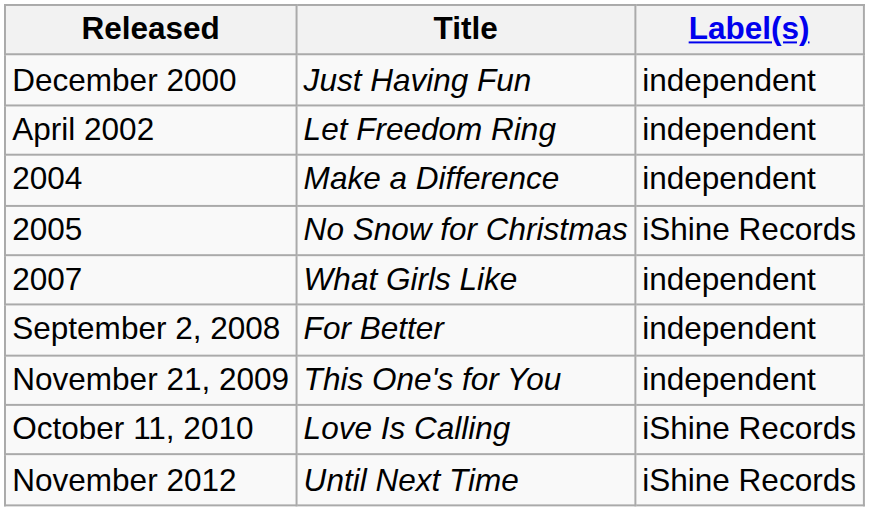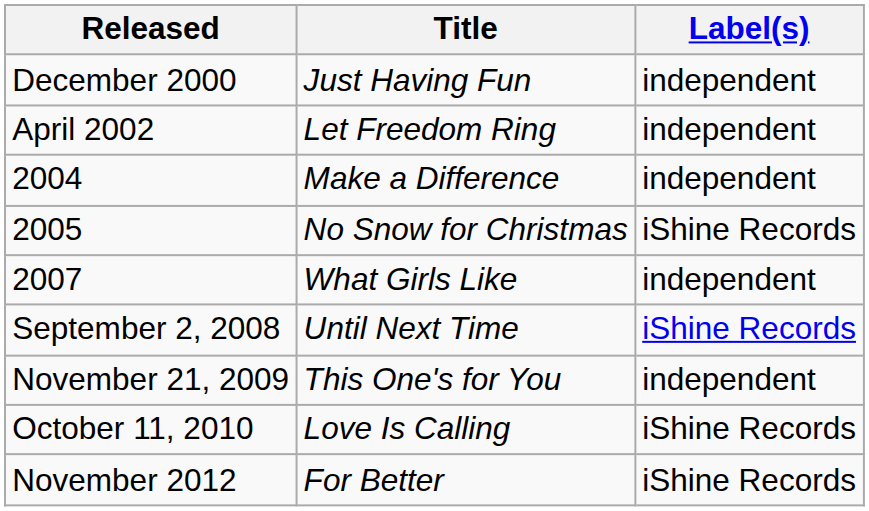(374, 329) For Better -> (411, 329) Until Next Time
(729, 329) independent -> (749, 329) iShine Records
(411, 479) Until Next Time -> (374, 479) For Better
